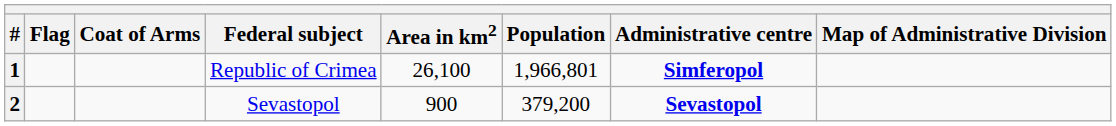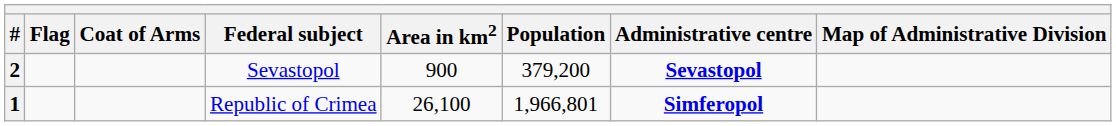rows swapped: (15, 70) <-> (15, 103)
